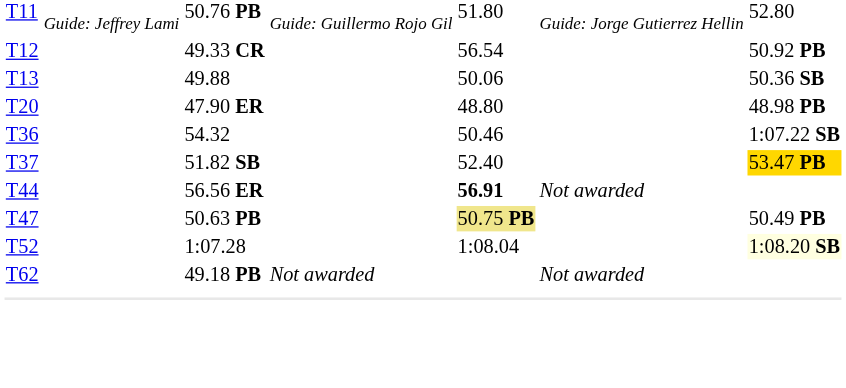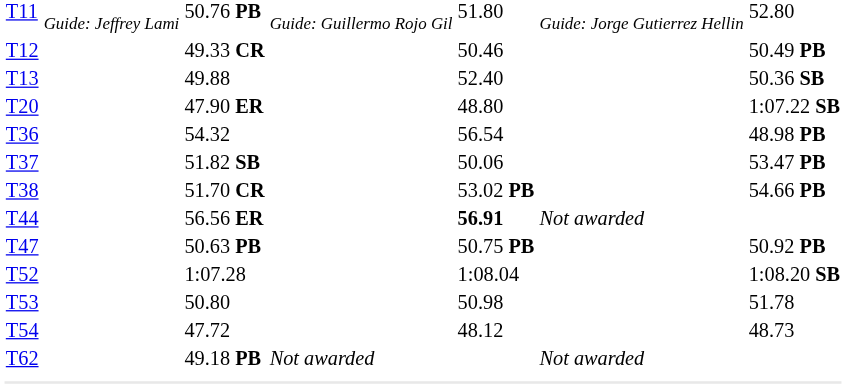(480, 50) 56.54 -> (480, 50) 50.46
(787, 50) 50.92 PB -> (787, 50) 50.49 PB
(480, 78) 50.06 -> (480, 78) 52.40
(787, 106) 48.98 PB -> (794, 106) 1:07.22 SB
(480, 134) 50.46 -> (480, 134) 56.54
(794, 134) 1:07.22 SB -> (787, 134) 48.98 PB
(480, 162) 52.40 -> (480, 162) 50.06
(787, 162) gold background -> (787, 162) no background
+ row: (22, 190)
(496, 218) khaki background -> (496, 246) no background
(787, 218) 50.49 PB -> (787, 246) 50.92 PB
(794, 246) lightyellow background -> (794, 274) no background
+ row: (22, 302)
+ row: (22, 330)
